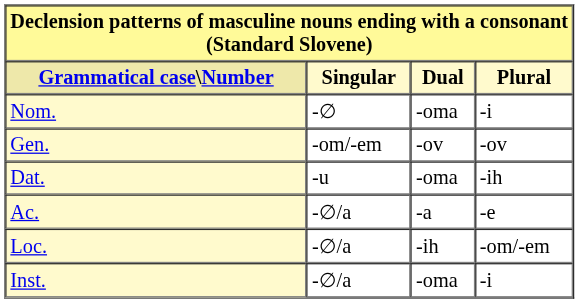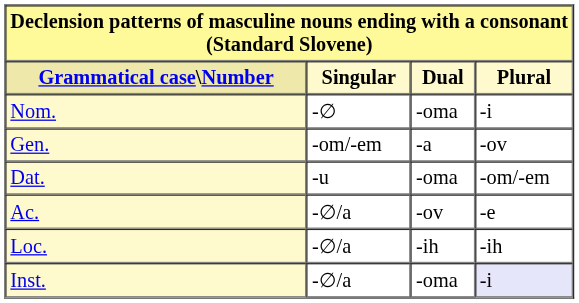(430, 144) -ov -> (424, 144) -a
(491, 177) -ih -> (515, 177) -om/-em
(424, 211) -a -> (430, 211) -ov
(515, 245) -om/-em -> (491, 245) -ih
(486, 280) no background -> (486, 280) lavender background
